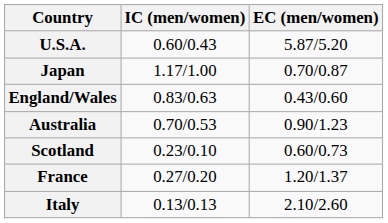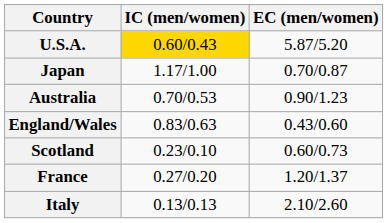(185, 44) no background -> (185, 44) gold background
rows swapped: (63, 124) <-> (63, 97)
